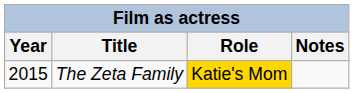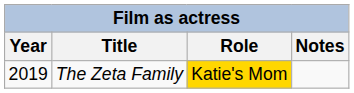(28, 74) 2015 -> (28, 74) 2019
